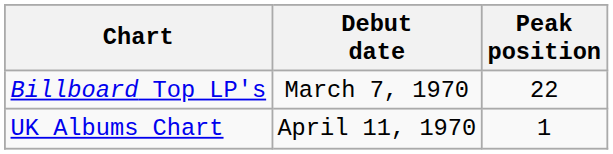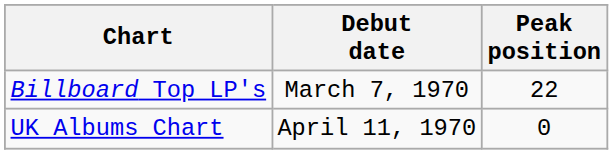(544, 129) 1 -> (544, 129) 0
